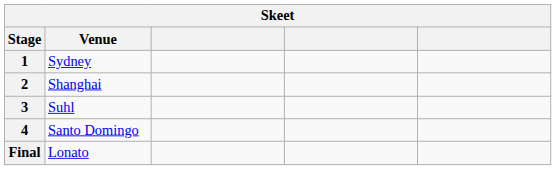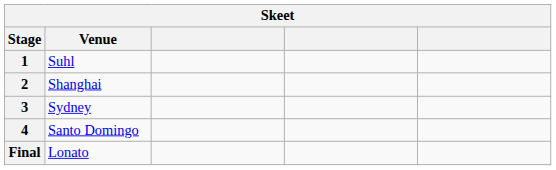(70, 61) Sydney -> (61, 61) Suhl
(61, 107) Suhl -> (70, 107) Sydney
